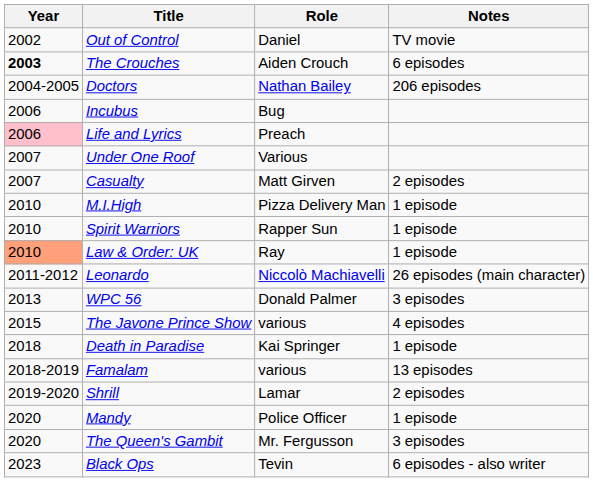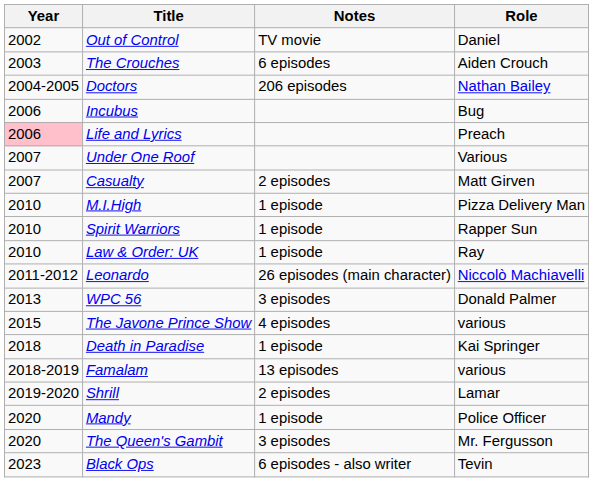columns swapped: (322, 16) <-> (489, 16)
(24, 63) bold -> (24, 63) normal
(24, 252) lightsalmon background -> (24, 252) no background
